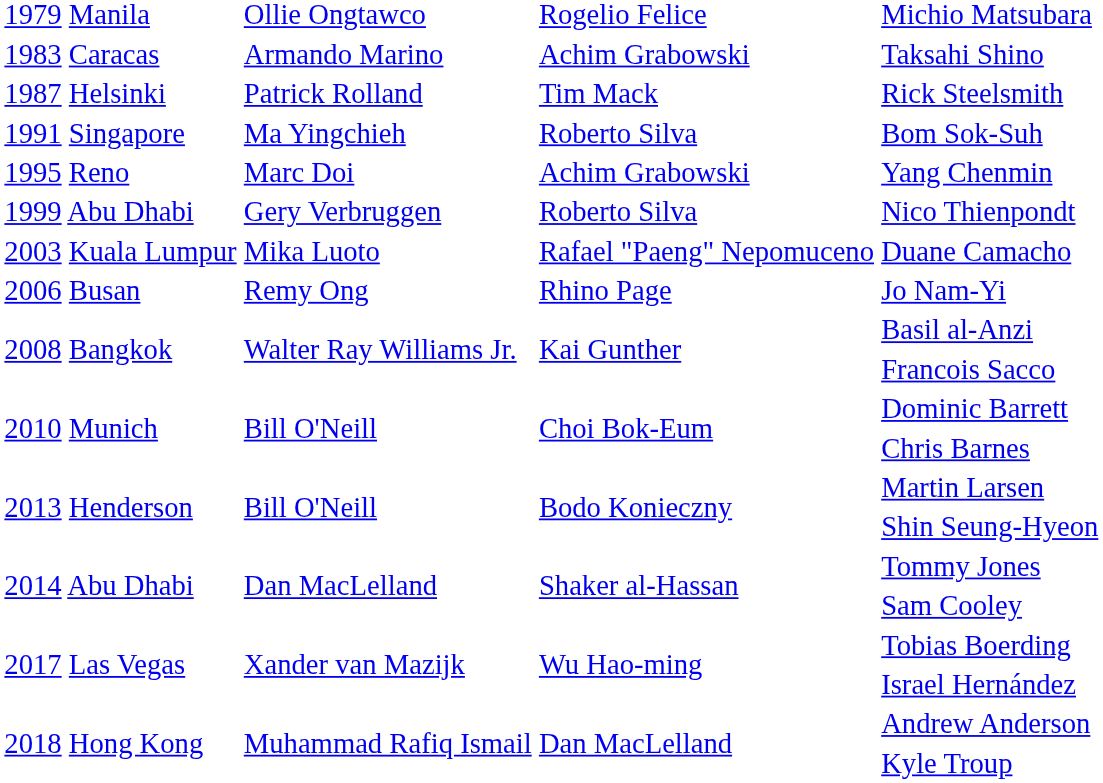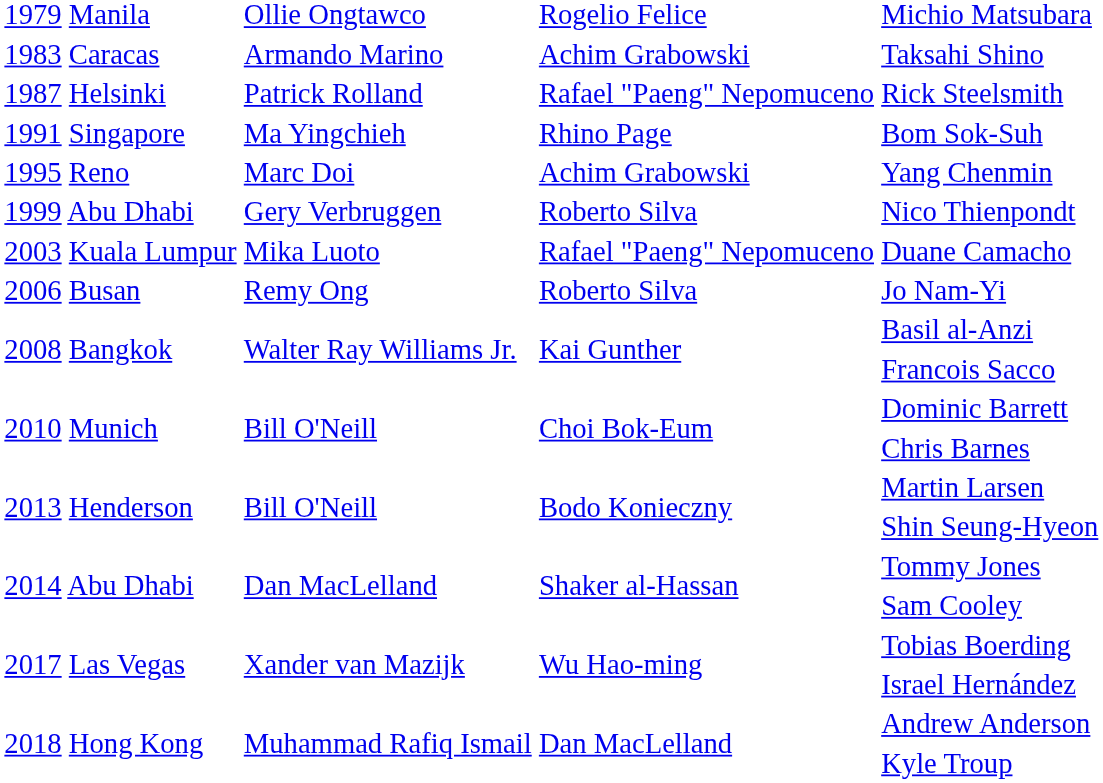(598, 93) Tim Mack -> (706, 93) Rafael "Paeng" Nepomuceno
(618, 133) Roberto Silva -> (605, 133) Rhino Page
(605, 290) Rhino Page -> (618, 290) Roberto Silva
